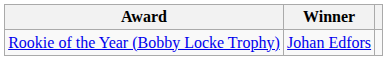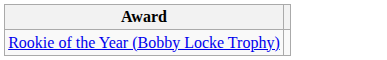- column: (329, 17)
